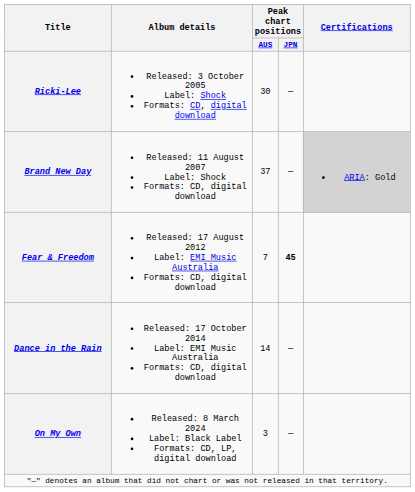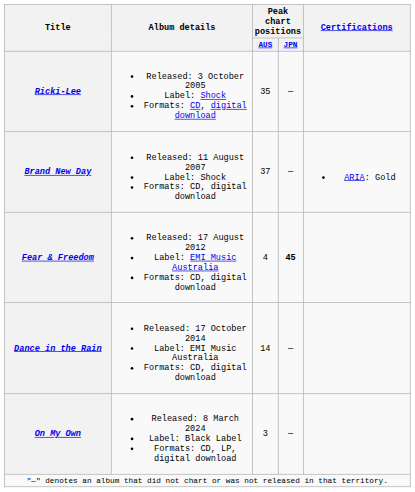(265, 91) 30 -> (265, 91) 35
(357, 177) lightgrey background -> (357, 177) no background
(265, 258) 7 -> (265, 258) 4
